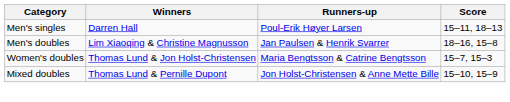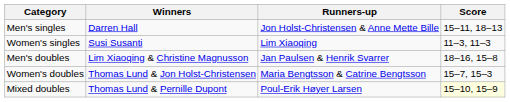(311, 27) Poul-Erik Høyer Larsen -> (350, 27) Jon Holst-Christensen & Anne Mette Bille
+ row: (43, 43)
(350, 74) Jon Holst-Christensen & Anne Mette Bille -> (311, 89) Poul-Erik Høyer Larsen
(471, 74) no background -> (471, 89) lightyellow background
